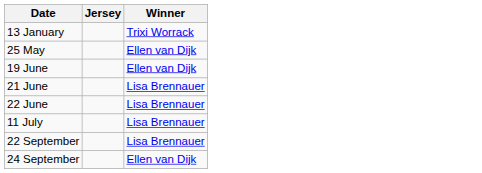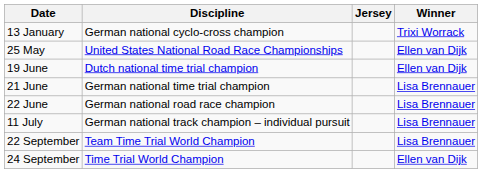+ column: (217, 13)
